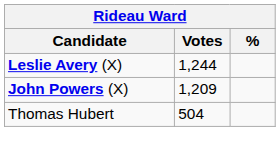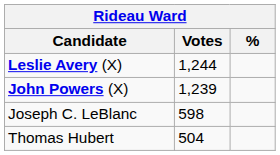(198, 89) 1,209 -> (198, 89) 1,239
+ row: (72, 114)
